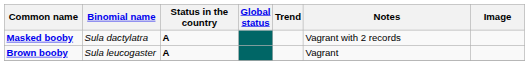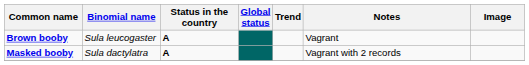rows swapped: (40, 38) <-> (37, 53)
